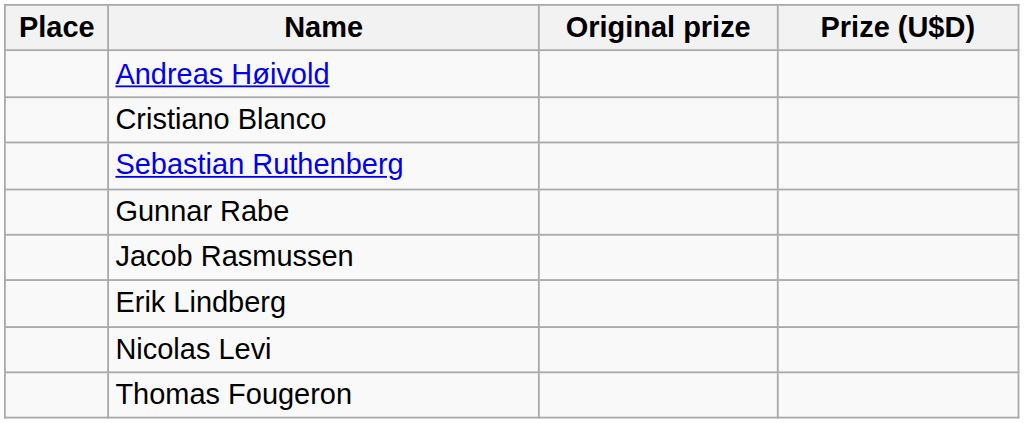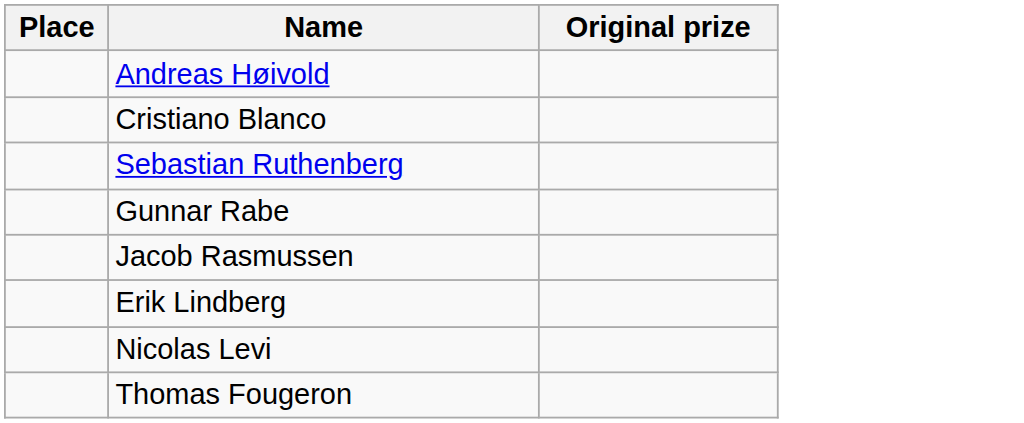- column: (898, 27)
